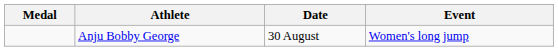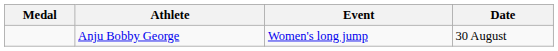columns swapped: (460, 15) <-> (315, 15)
